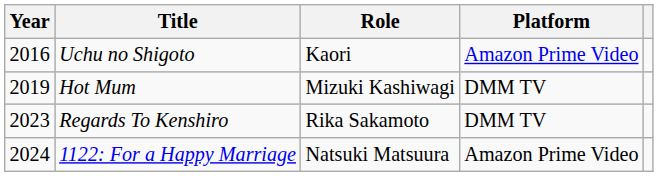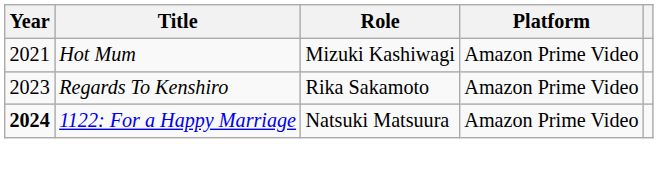- row: (127, 54)
(30, 88) 2019 -> (30, 54) 2021
(505, 88) DMM TV -> (551, 54) Amazon Prime Video
(505, 121) DMM TV -> (551, 88) Amazon Prime Video
(30, 154) normal -> (30, 121) bold
